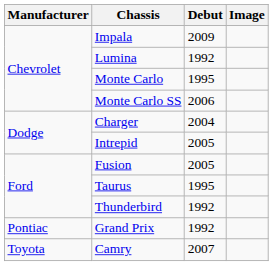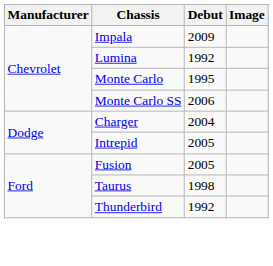(201, 185) 1995 -> (201, 185) 1998
- row: (125, 228)
- row: (113, 249)
